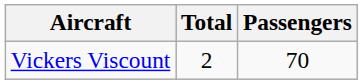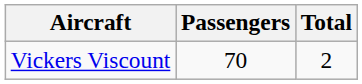columns swapped: (207, 23) <-> (297, 23)
